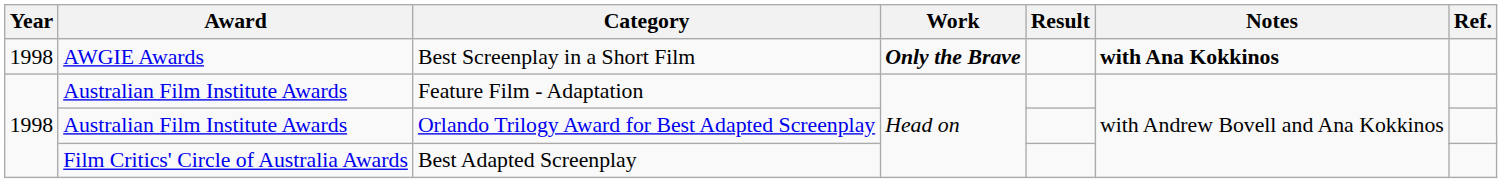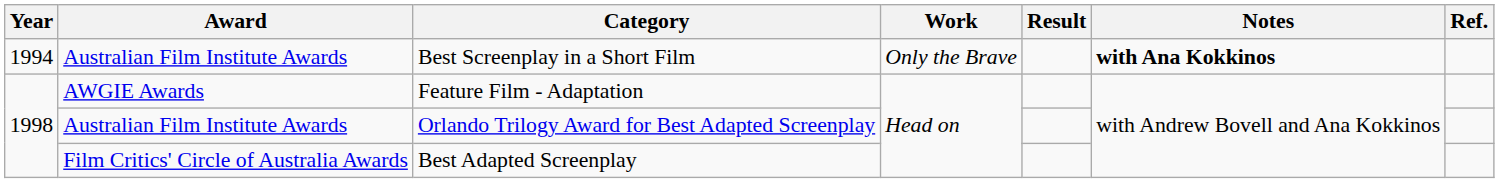(31, 56) 1998 -> (31, 56) 1994
(134, 56) AWGIE Awards -> (205, 56) Australian Film Institute Awards
(953, 56) bold -> (951, 56) normal
(205, 90) Australian Film Institute Awards -> (134, 90) AWGIE Awards
